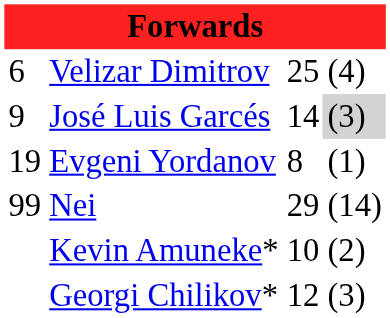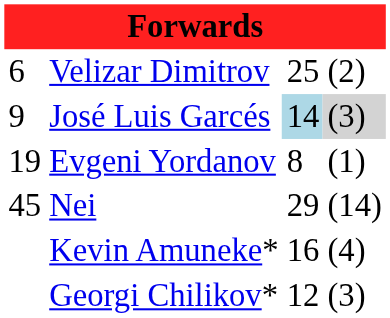(347, 71) (4) -> (347, 71) (2)
(303, 115) no background -> (303, 115) lightblue background
(25, 205) 99 -> (25, 205) 45
(303, 250) 10 -> (303, 250) 16
(347, 250) (2) -> (347, 250) (4)
